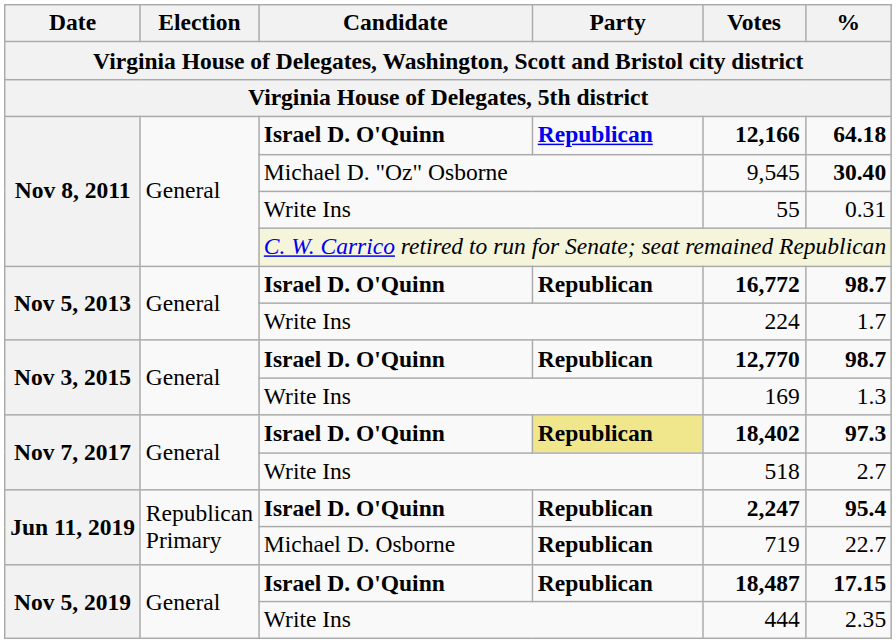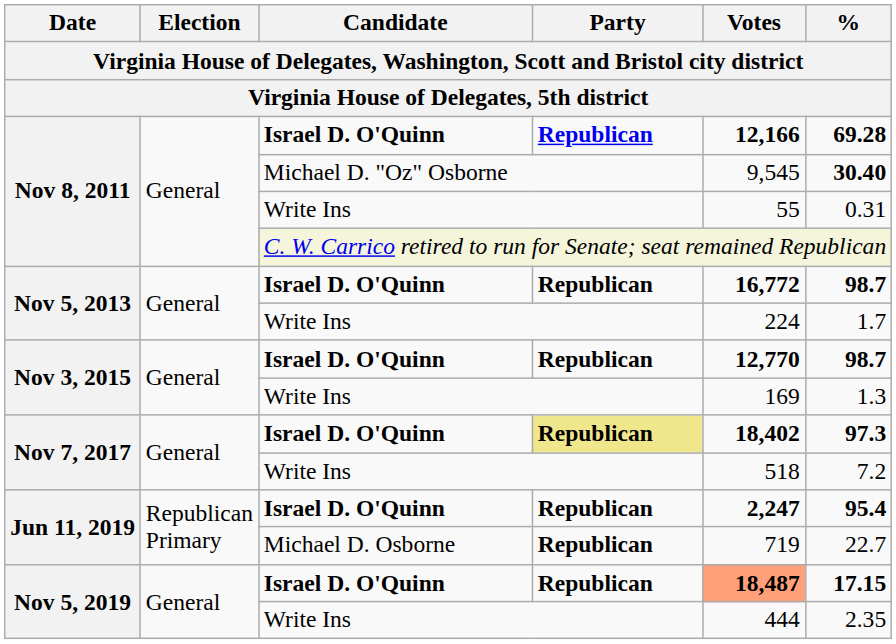(860, 135) 64.18 -> (860, 135) 69.28
(871, 470) 2.7 -> (871, 470) 7.2
(767, 582) no background -> (767, 582) lightsalmon background
